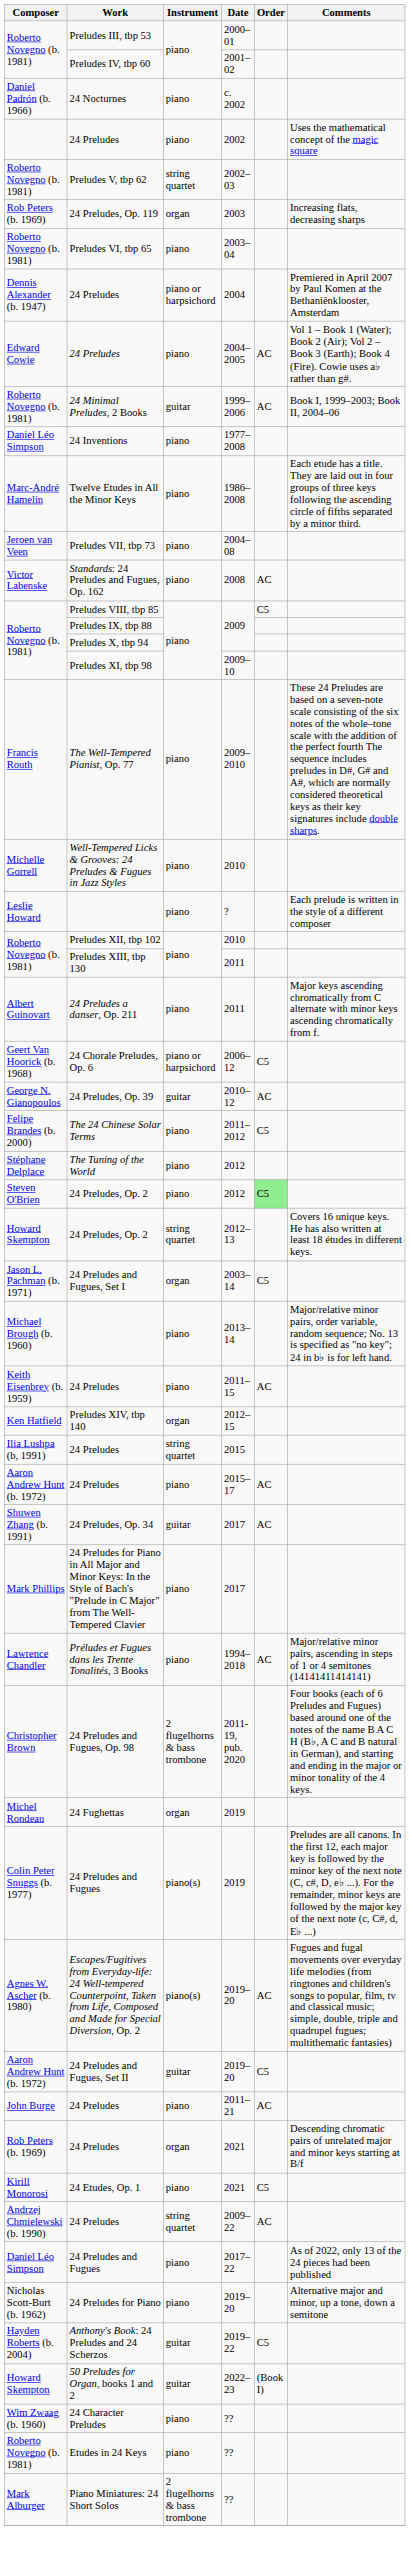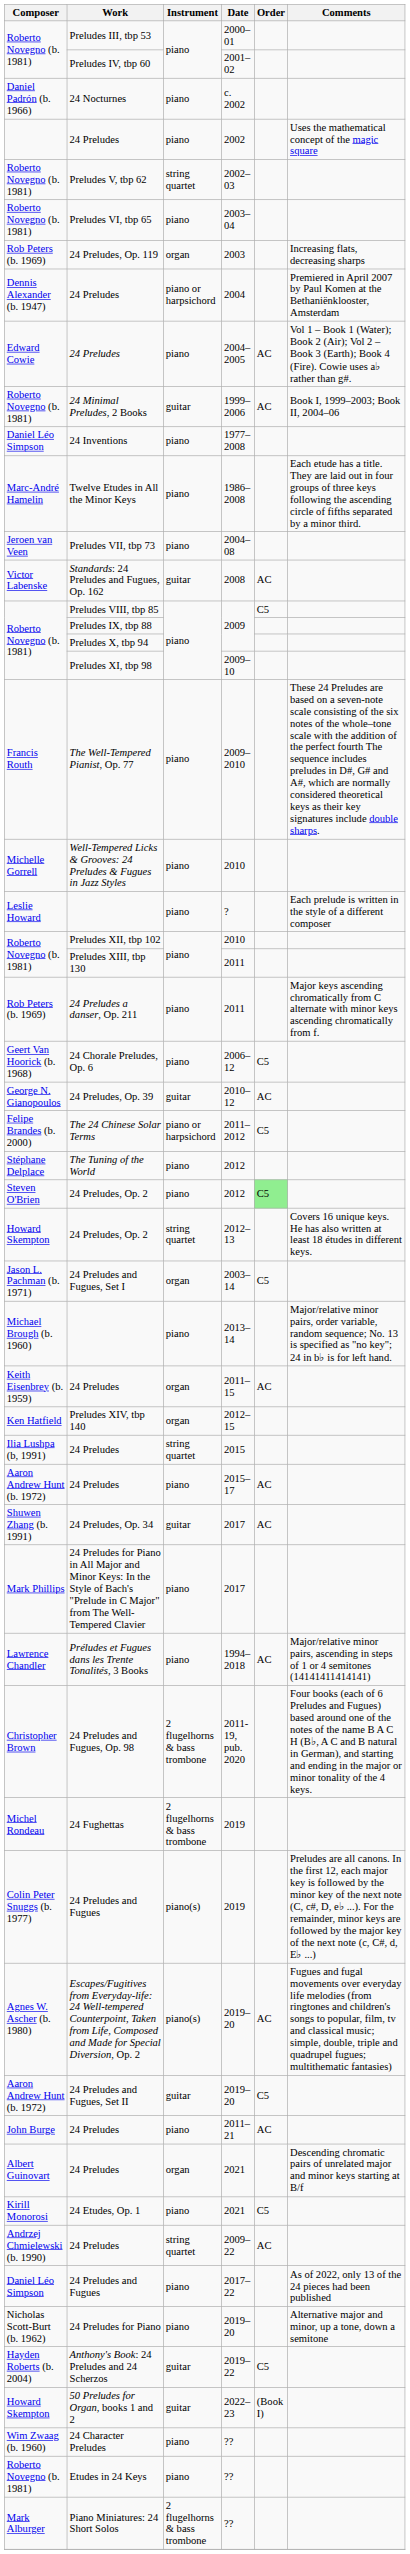rows swapped: (114, 214) <-> (111, 248)
(177, 580) piano -> (178, 580) guitar
(28, 1009) Albert Guinovart -> (30, 1009) Rob Peters (b. 1969)
(191, 1061) piano or harpsichord -> (177, 1061) piano
(177, 1130) piano -> (191, 1130) piano or harpsichord
(177, 1386) piano -> (178, 1386) organ
(178, 1812) organ -> (190, 1824) 2 flugelhorns & bass trombone
(30, 2146) Rob Peters (b. 1969) -> (28, 2170) Albert Guinovart
